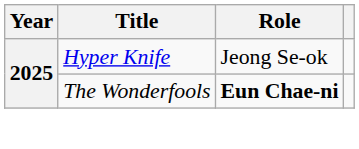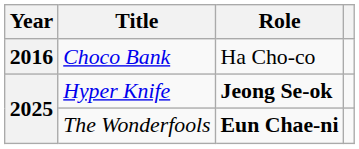+ row: (117, 56)
(274, 56) normal -> (276, 90) bold
